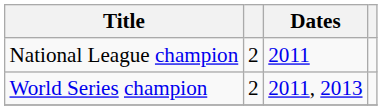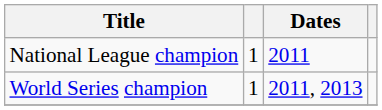(253, 54) 2 -> (253, 54) 1
(253, 88) 2 -> (253, 88) 1
